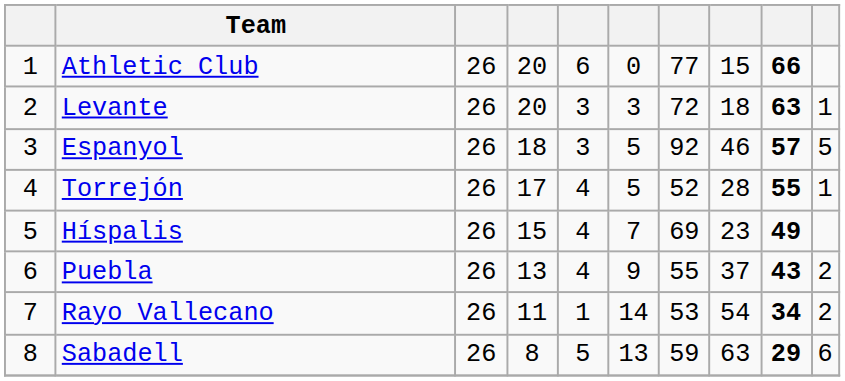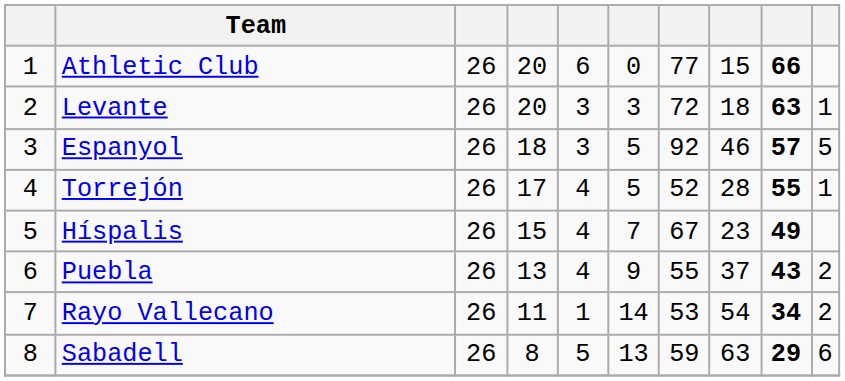(684, 231) 69 -> (684, 231) 67
